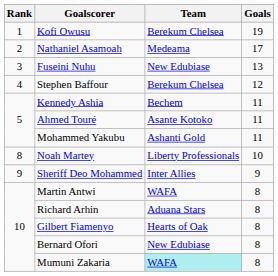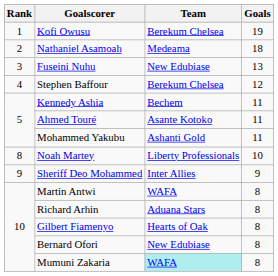(257, 49) 17 -> (257, 49) 18
